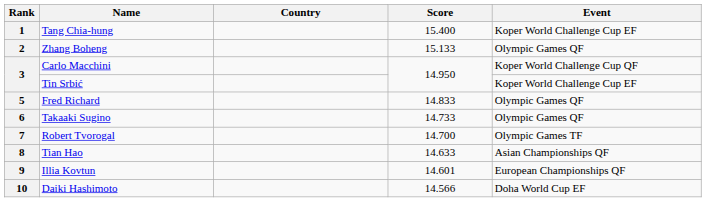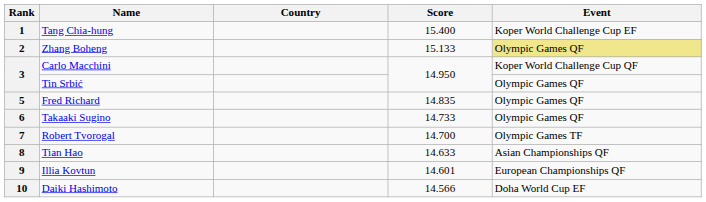(539, 48) no background -> (539, 48) khaki background
(566, 83) Koper World Challenge Cup EF -> (539, 83) Olympic Games QF
(440, 100) 14.833 -> (440, 100) 14.835
